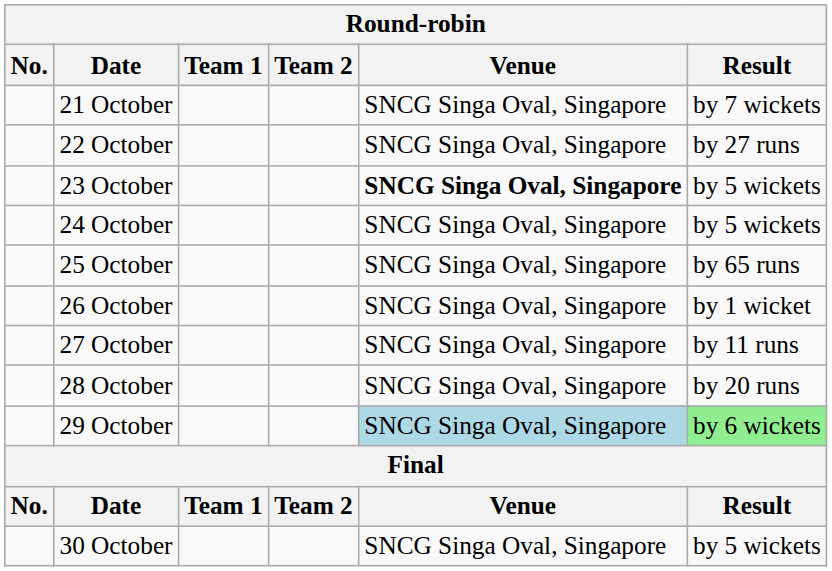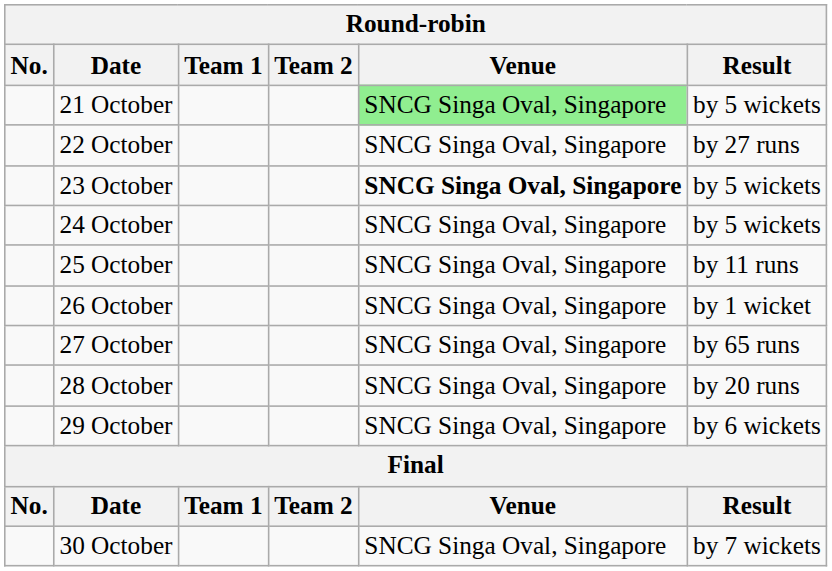(515, 104) no background -> (515, 104) lightgreen background
(757, 104) by 7 wickets -> (757, 104) by 5 wickets
(746, 265) by 65 runs -> (746, 265) by 11 runs
(746, 345) by 11 runs -> (746, 345) by 65 runs
(515, 425) lightblue background -> (515, 425) no background
(757, 425) lightgreen background -> (757, 425) no background
(757, 545) by 5 wickets -> (757, 545) by 7 wickets
